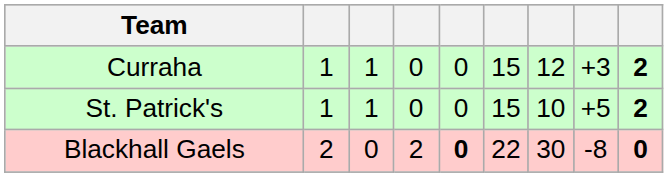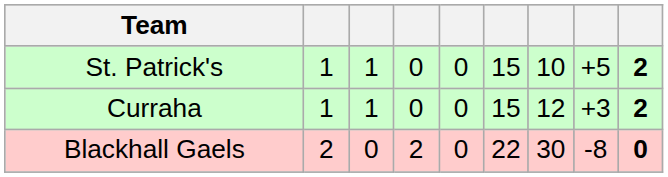rows swapped: (154, 108) <-> (154, 66)
(461, 150) bold -> (461, 150) normal
